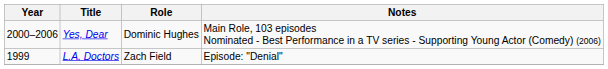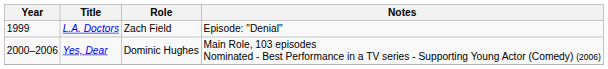rows swapped: (91, 56) <-> (85, 34)
